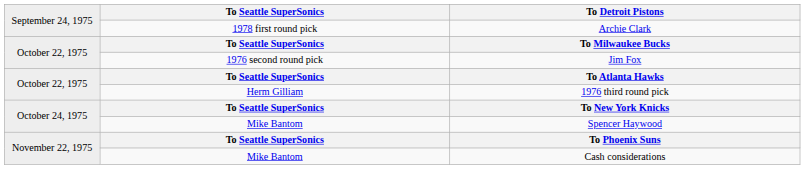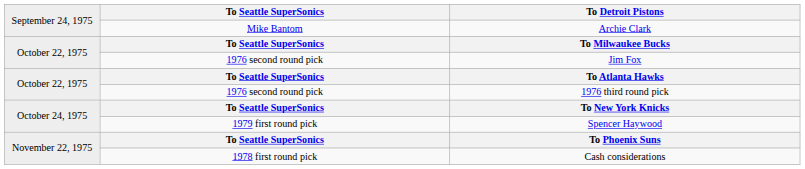(275, 28) 1978 first round pick -> (275, 28) Mike Bantom
(275, 92) Herm Gilliam -> (275, 92) 1976 second round pick
(275, 124) Mike Bantom -> (275, 124) 1979 first round pick
(275, 156) Mike Bantom -> (275, 156) 1978 first round pick
